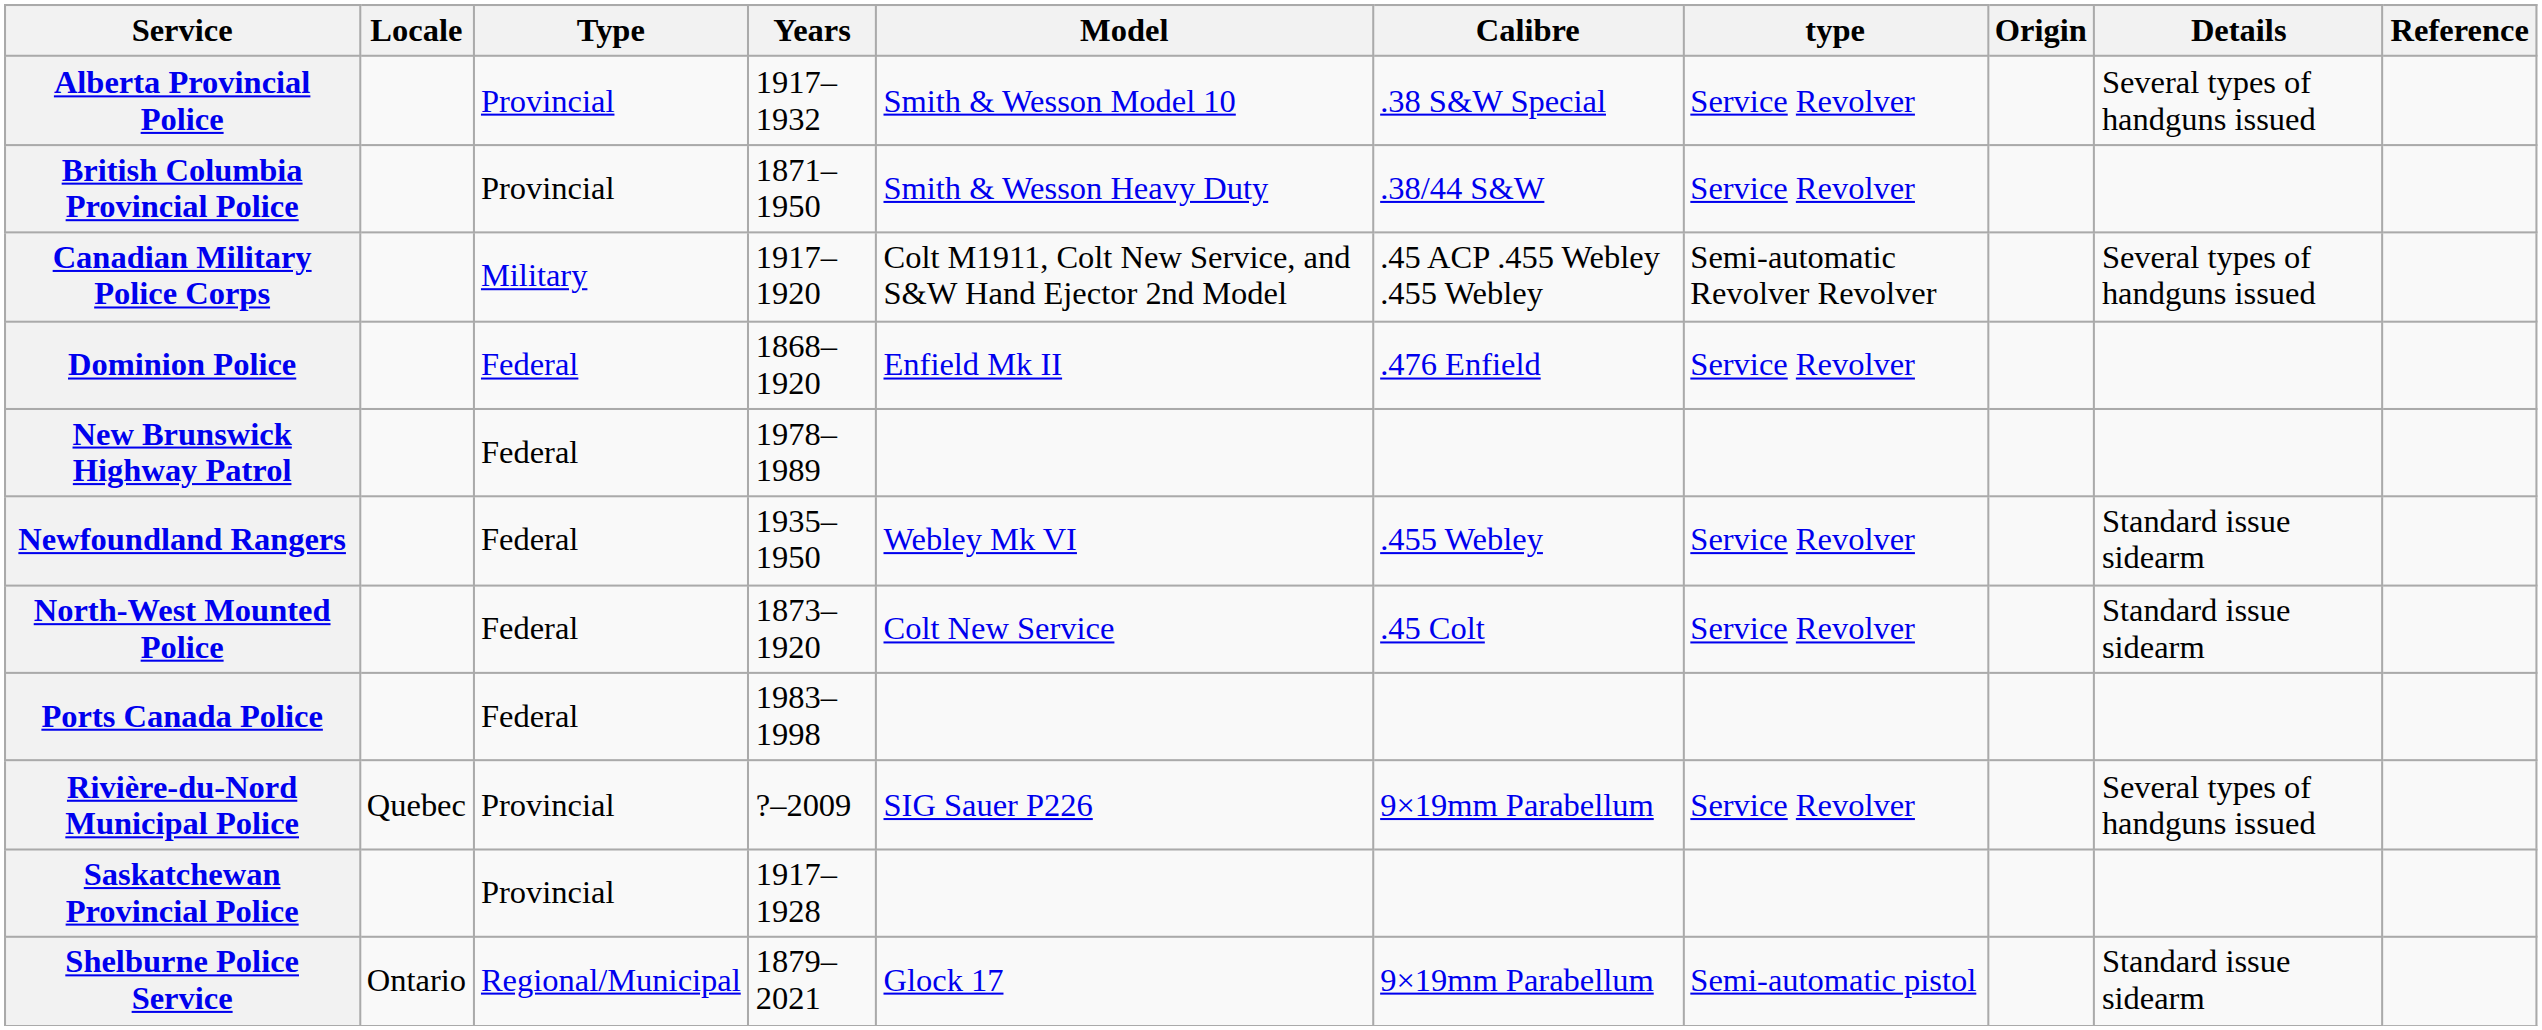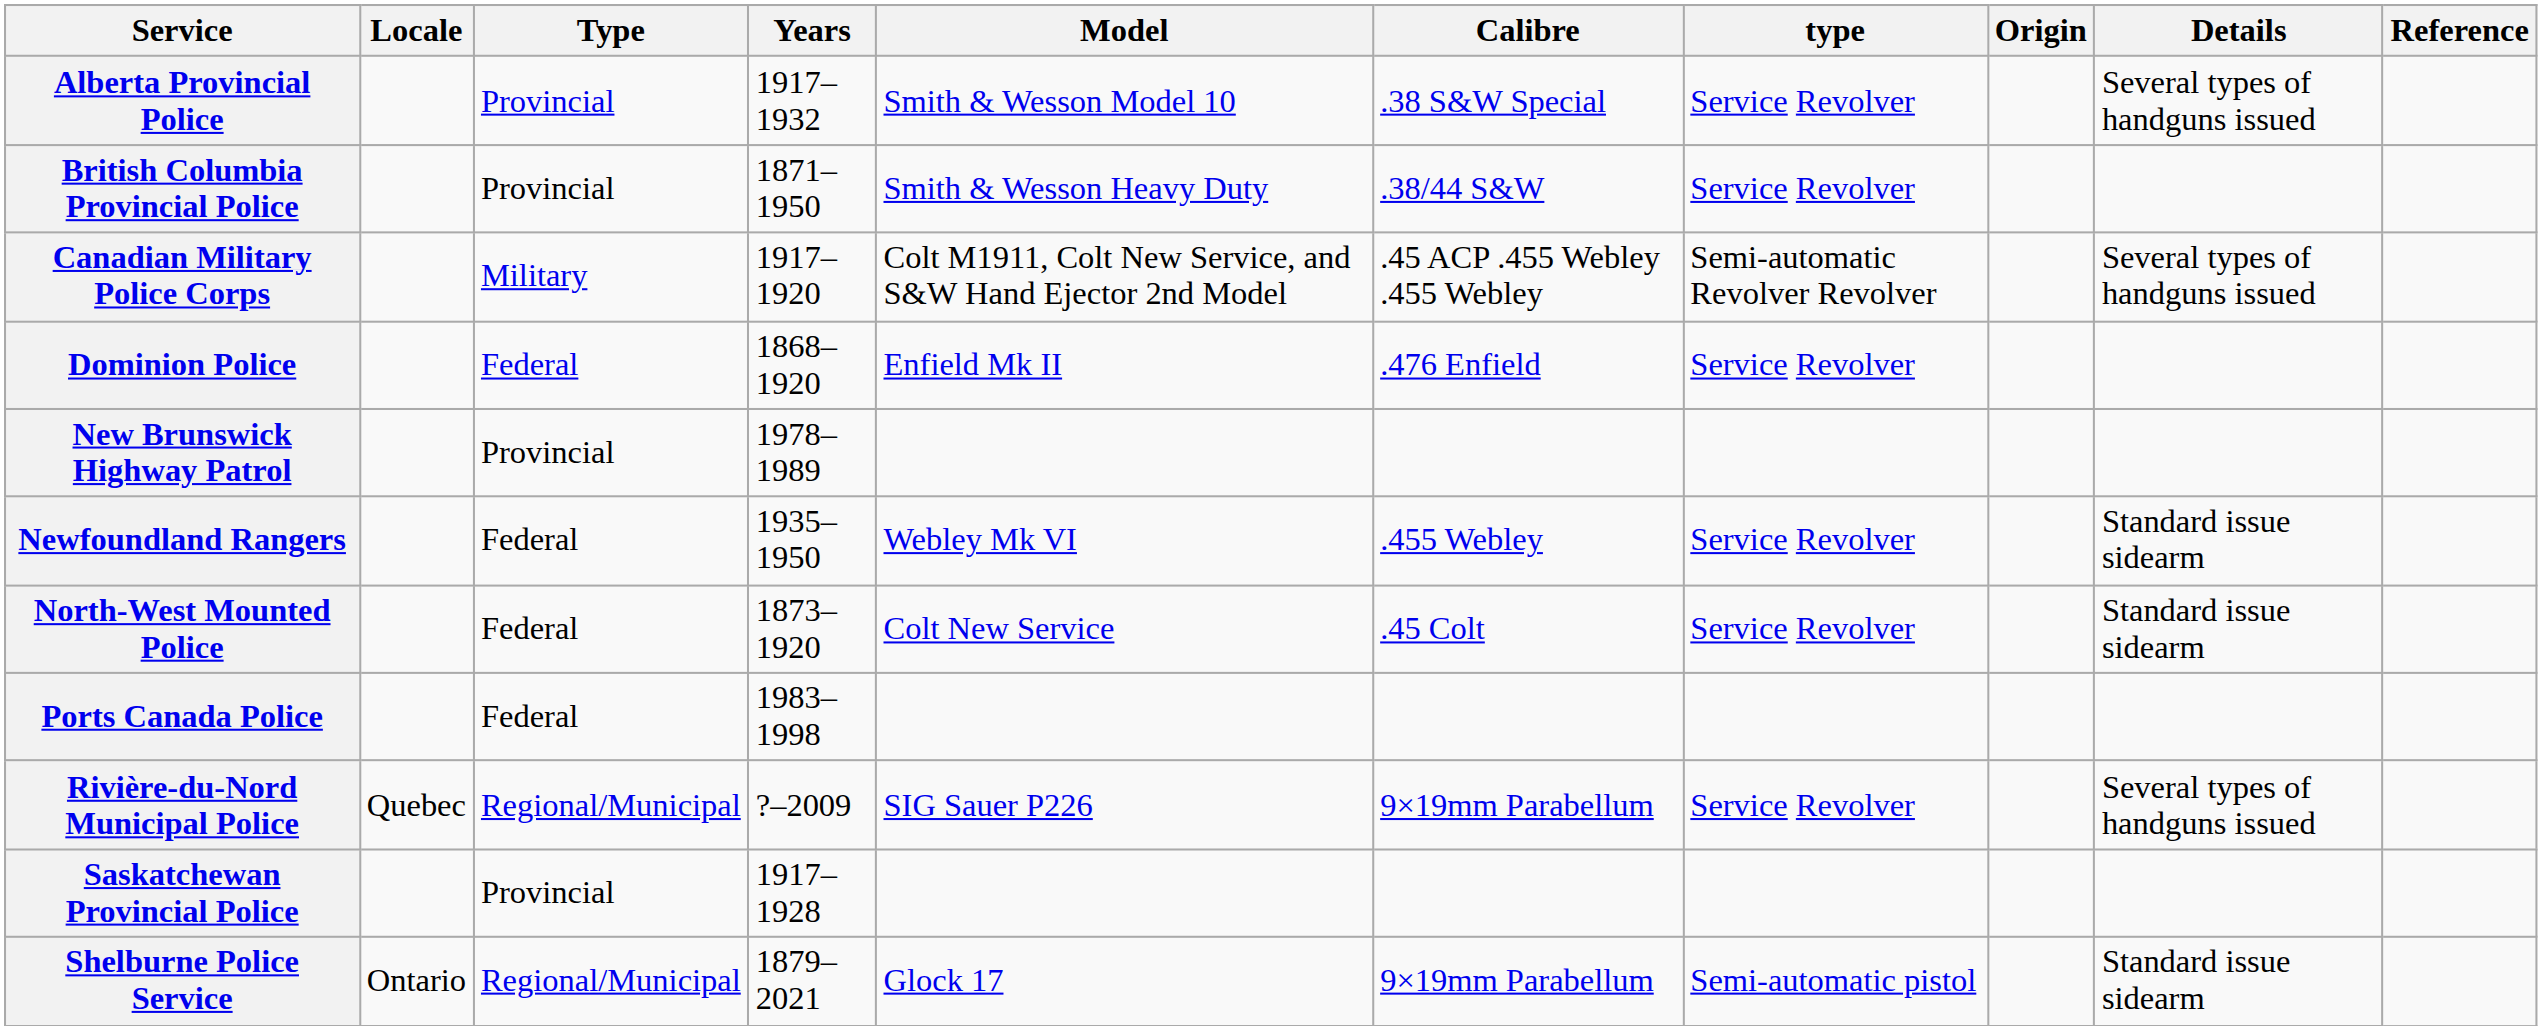(530, 452) Federal -> (548, 452) Provincial
(548, 804) Provincial -> (611, 804) Regional/Municipal
